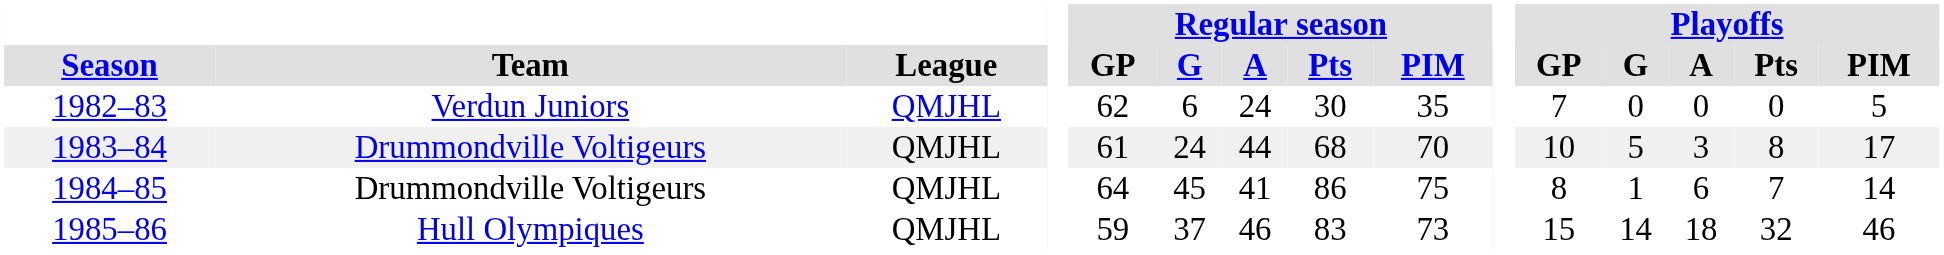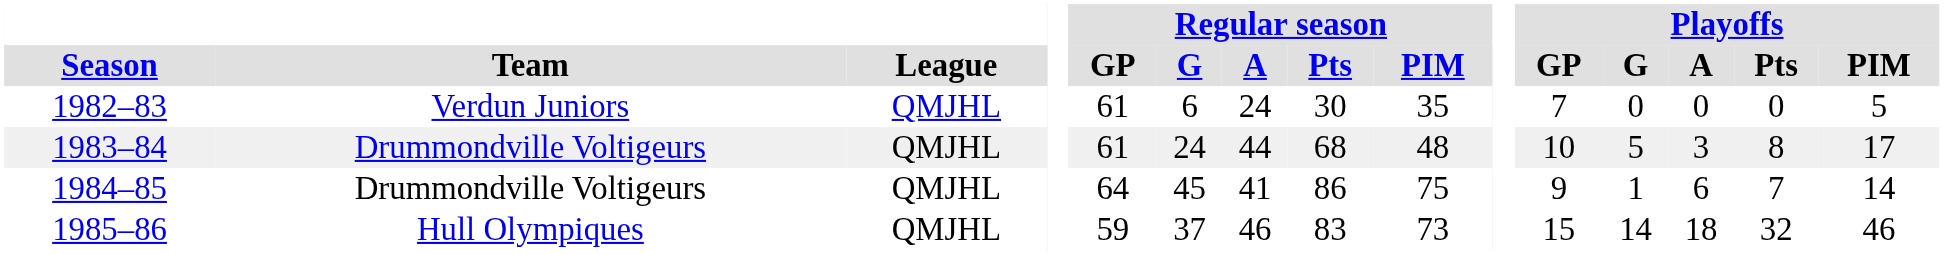(1113, 106) 62 -> (1113, 106) 61
(1433, 147) 70 -> (1433, 147) 48
(1559, 188) 8 -> (1559, 188) 9
